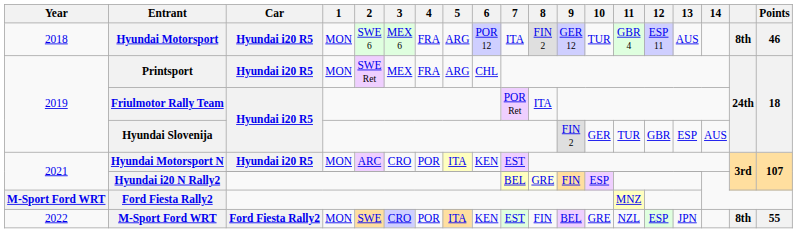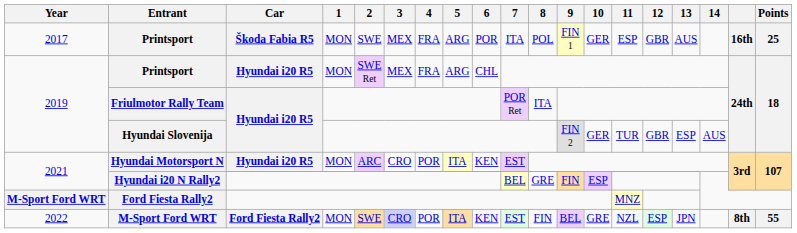+ row: (56, 39)
- row: (56, 39)
(543, 180) lightyellow background -> (543, 180) no background
